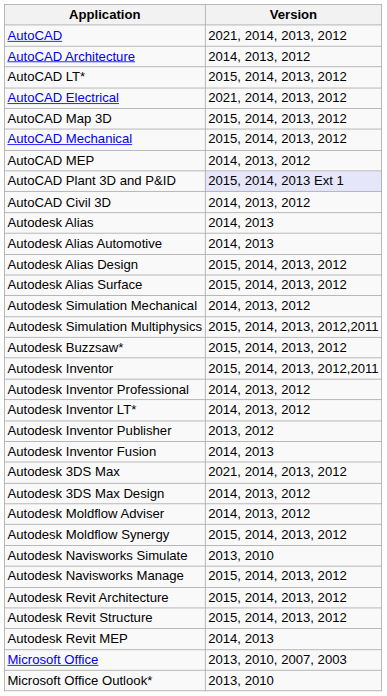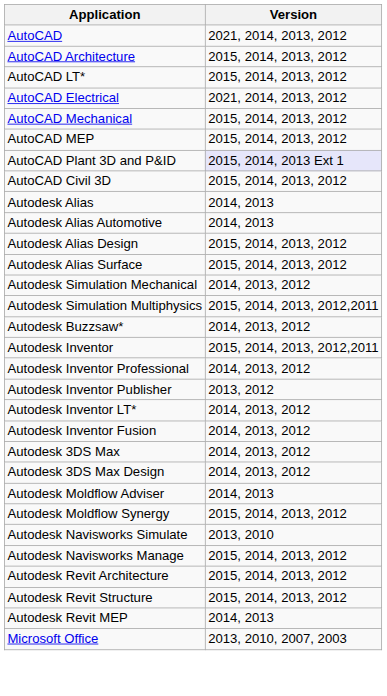(259, 56) 2014, 2013, 2012 -> (277, 56) 2015, 2014, 2013, 2012
- row: (60, 118)
(259, 160) 2014, 2013, 2012 -> (277, 139) 2015, 2014, 2013, 2012
(259, 202) 2014, 2013, 2012 -> (277, 181) 2015, 2014, 2013, 2012
(277, 347) 2015, 2014, 2013, 2012 -> (259, 327) 2014, 2013, 2012
rows swapped: (72, 410) <-> (89, 431)
(241, 451) 2014, 2013 -> (259, 431) 2014, 2013, 2012
(277, 472) 2021, 2014, 2013, 2012 -> (259, 451) 2014, 2013, 2012
(259, 514) 2014, 2013, 2012 -> (241, 493) 2014, 2013
- row: (80, 680)
